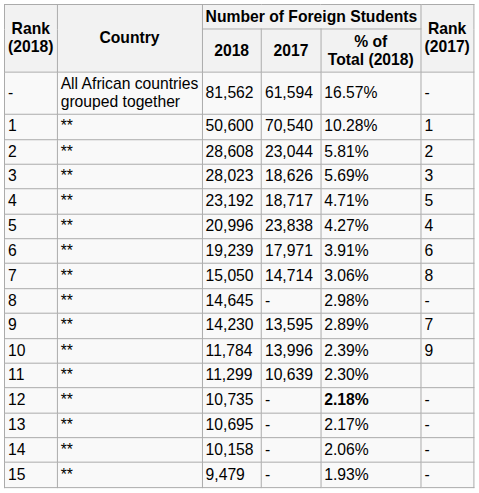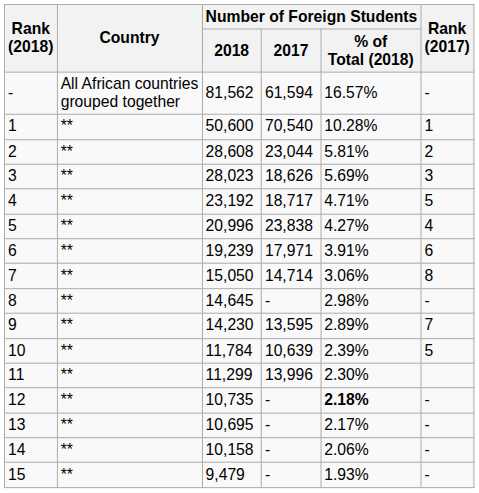(289, 350) 13,996 -> (289, 350) 10,639
(429, 350) 9 -> (429, 350) 5
(289, 375) 10,639 -> (289, 375) 13,996
